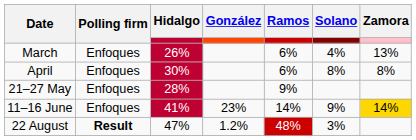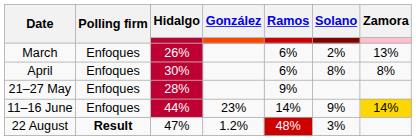(336, 52) 4% -> (336, 52) 2%
(177, 108) 41% -> (177, 108) 44%
